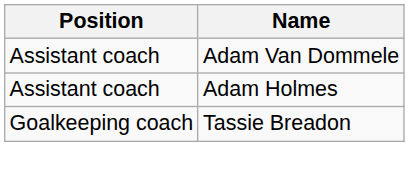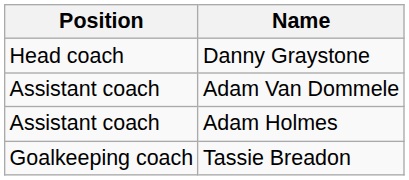+ row: (286, 55)
